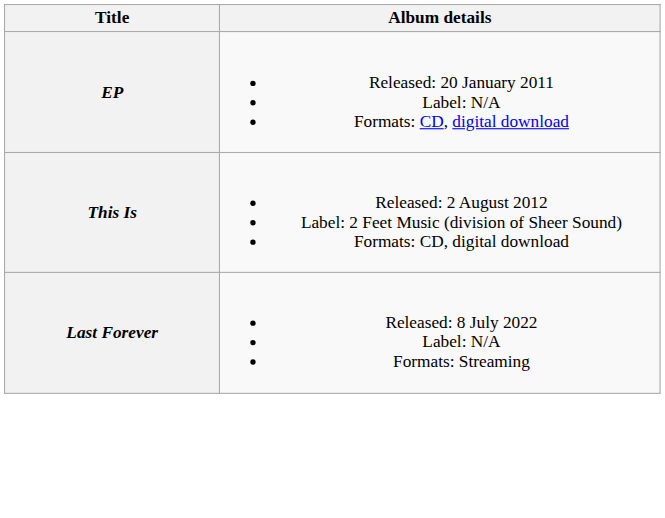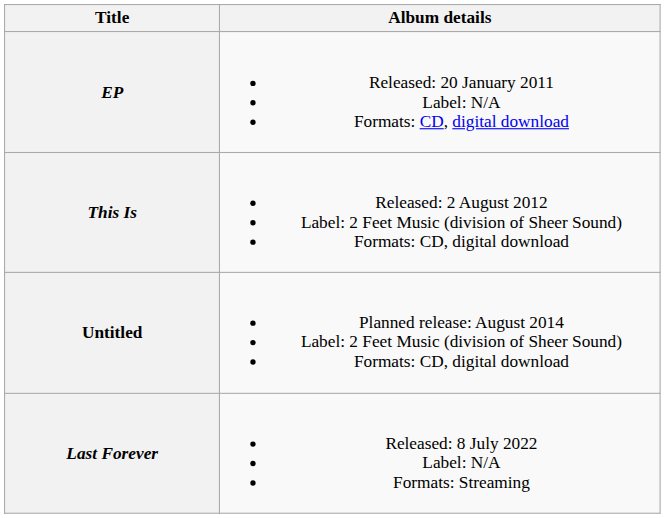+ row: (112, 332)
